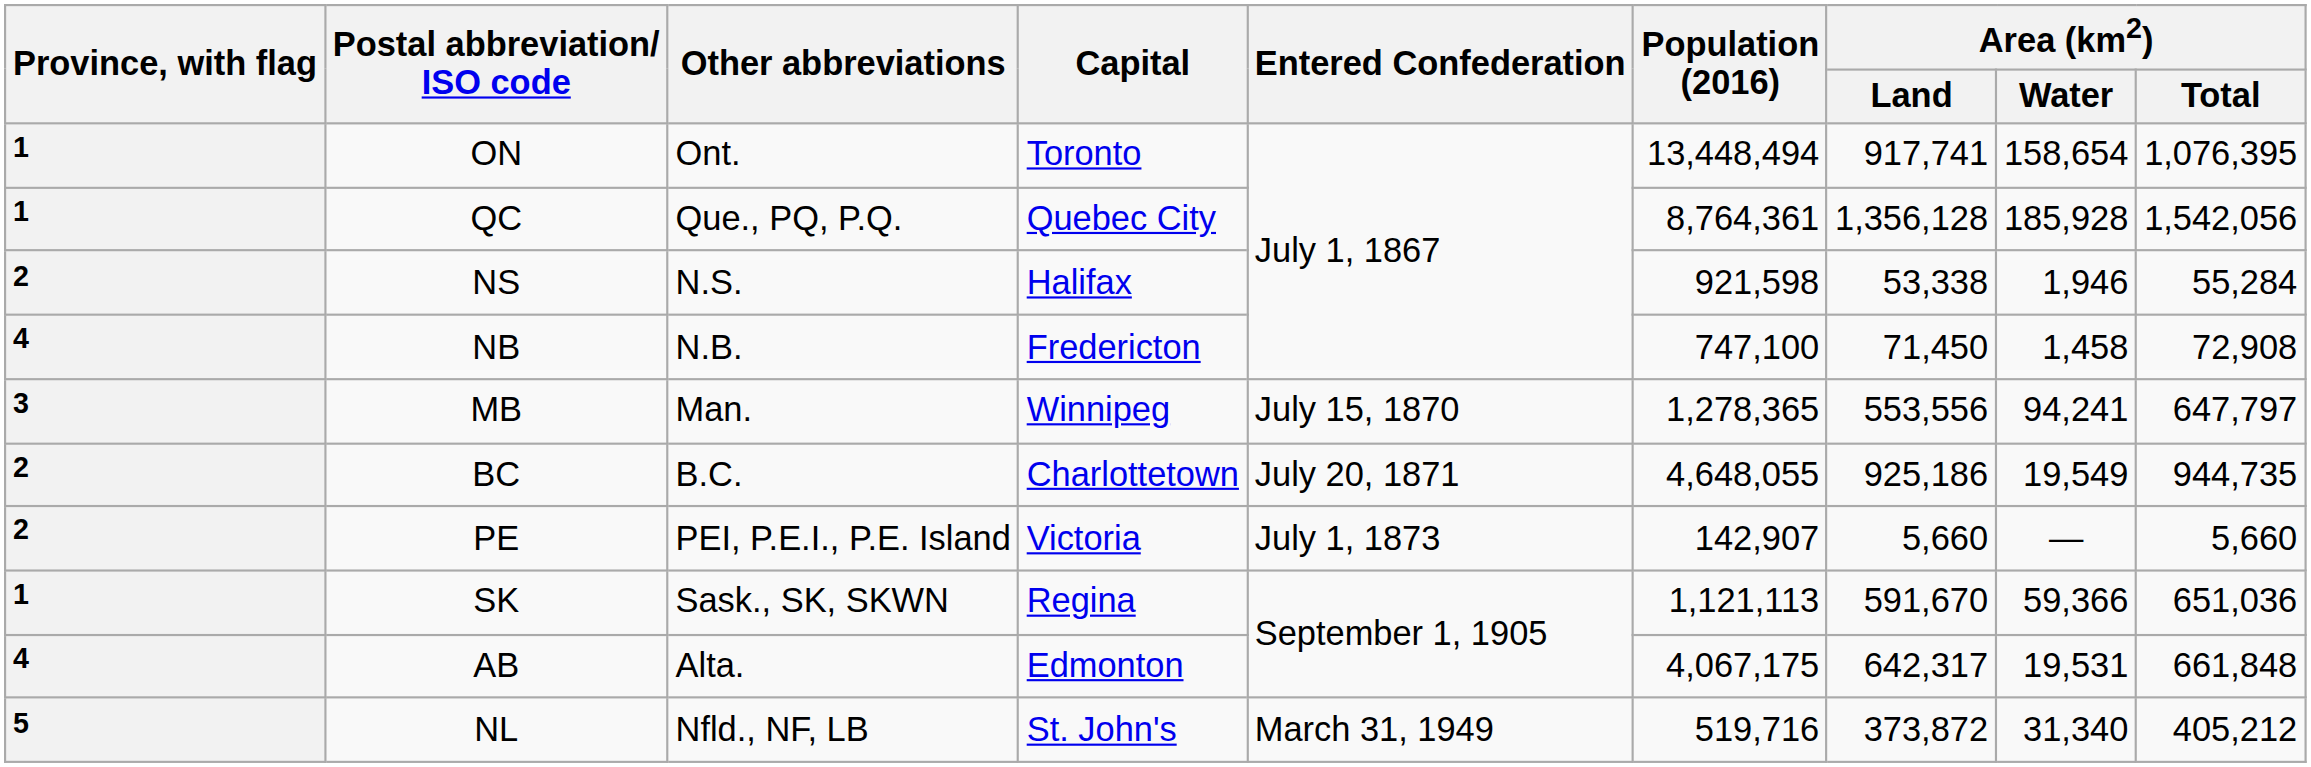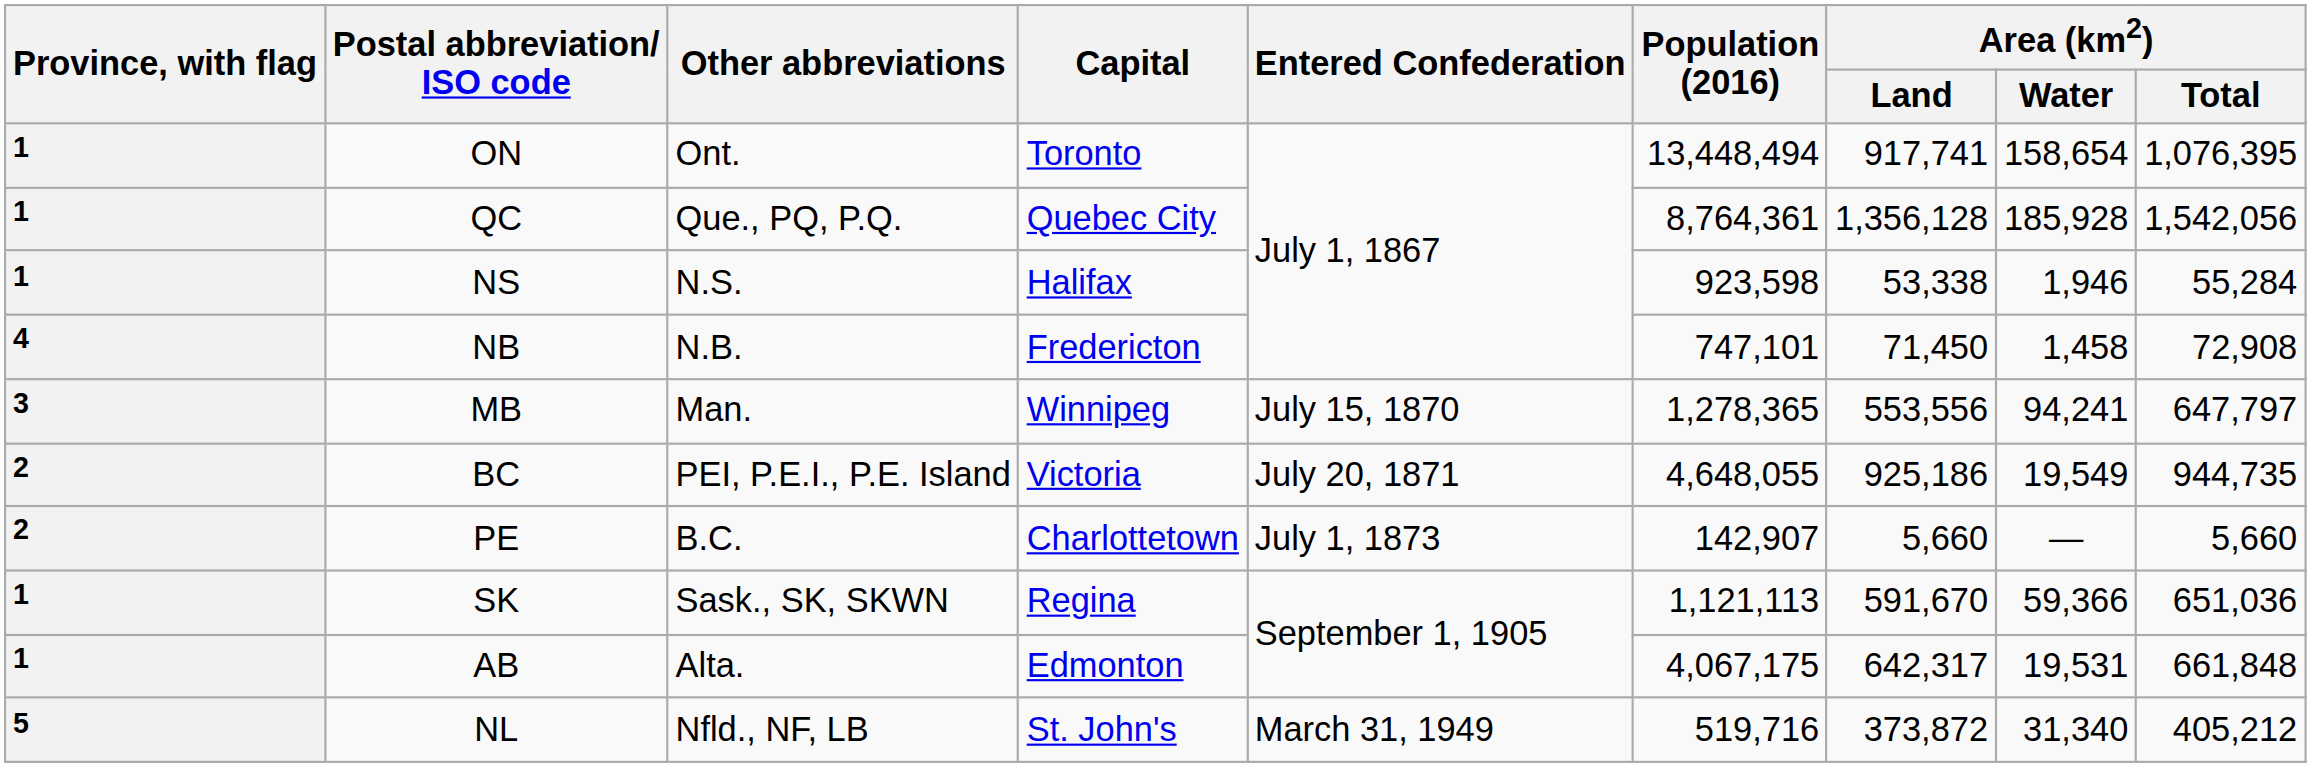(21, 275) 2 -> (21, 275) 1
(1757, 282) 921,598 -> (1757, 282) 923,598
(1757, 346) 747,100 -> (1757, 346) 747,101
(709, 474) B.C. -> (843, 474) PEI, P.E.I., P.E. Island
(1133, 474) Charlottetown -> (1084, 474) Victoria
(843, 538) PEI, P.E.I., P.E. Island -> (709, 538) B.C.
(1084, 538) Victoria -> (1133, 538) Charlottetown
(21, 658) 4 -> (21, 658) 1
